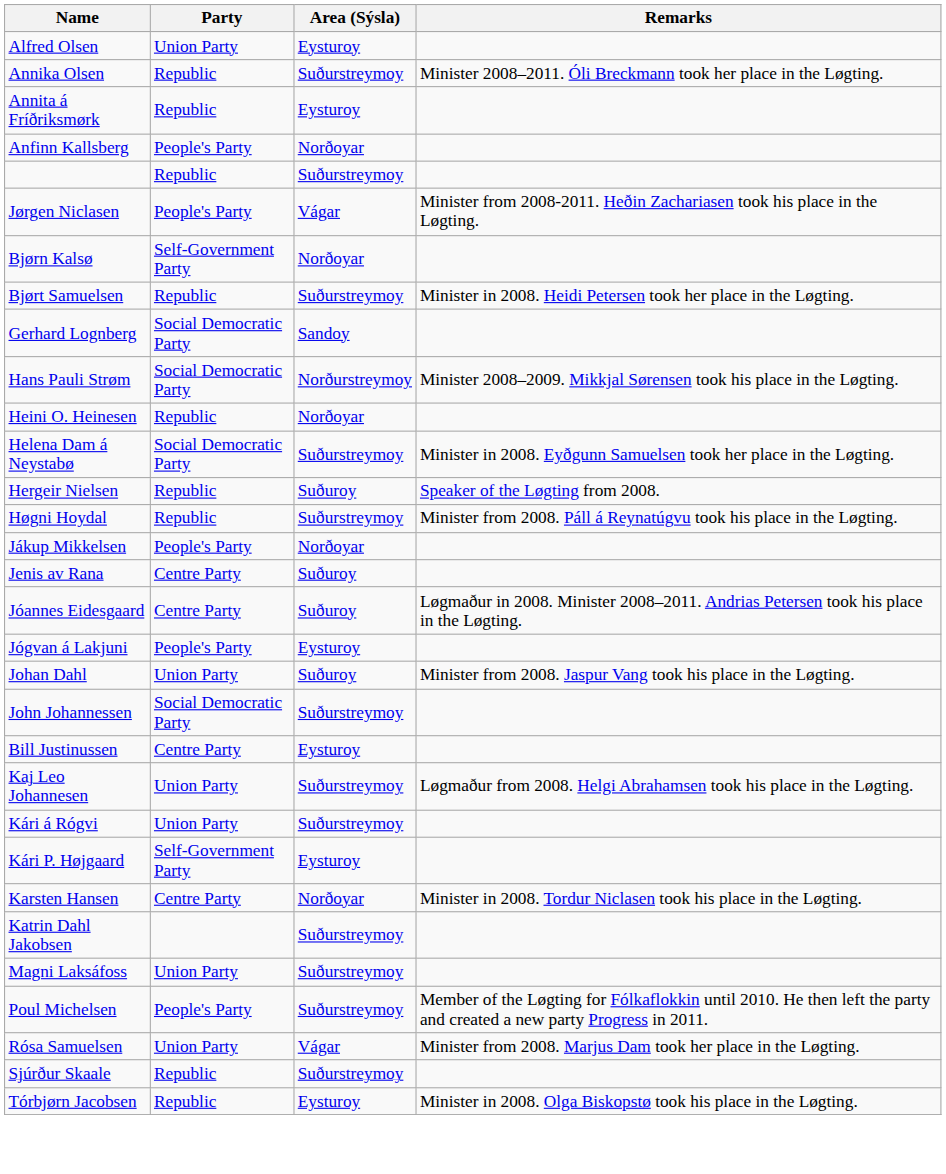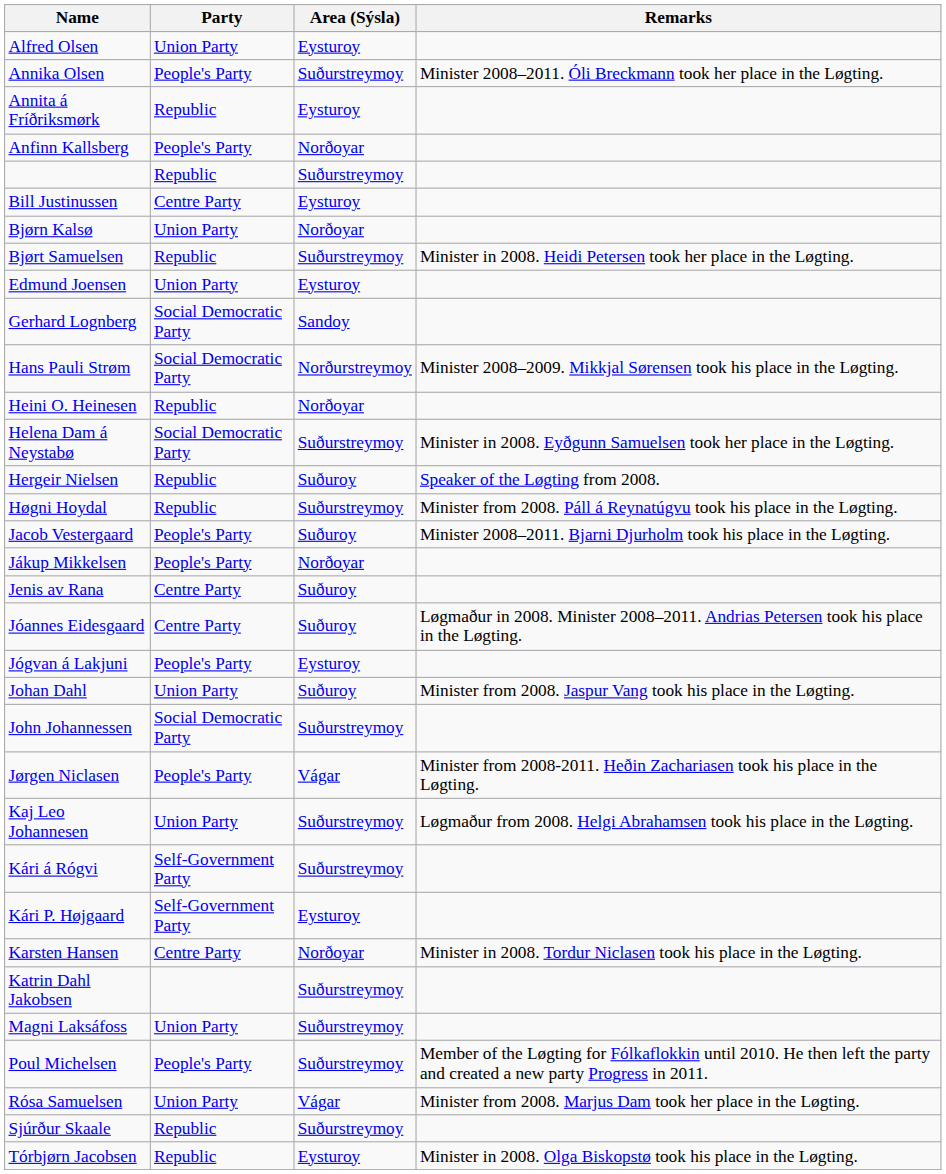(185, 73) Republic -> (203, 73) People's Party
rows swapped: (63, 749) <-> (64, 211)
(214, 258) Self-Government Party -> (196, 229) Union Party
+ row: (67, 284)
+ row: (71, 534)
(196, 823) Union Party -> (214, 868) Self-Government Party
